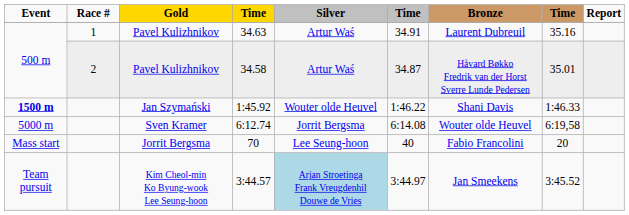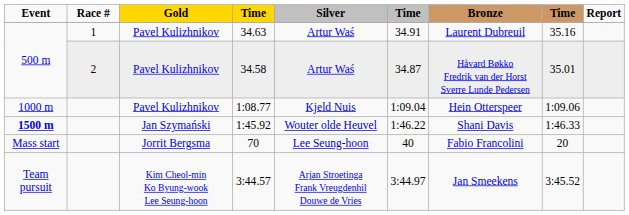+ row: (253, 107)
- row: (253, 125)
(331, 188) lightblue background -> (331, 188) no background
